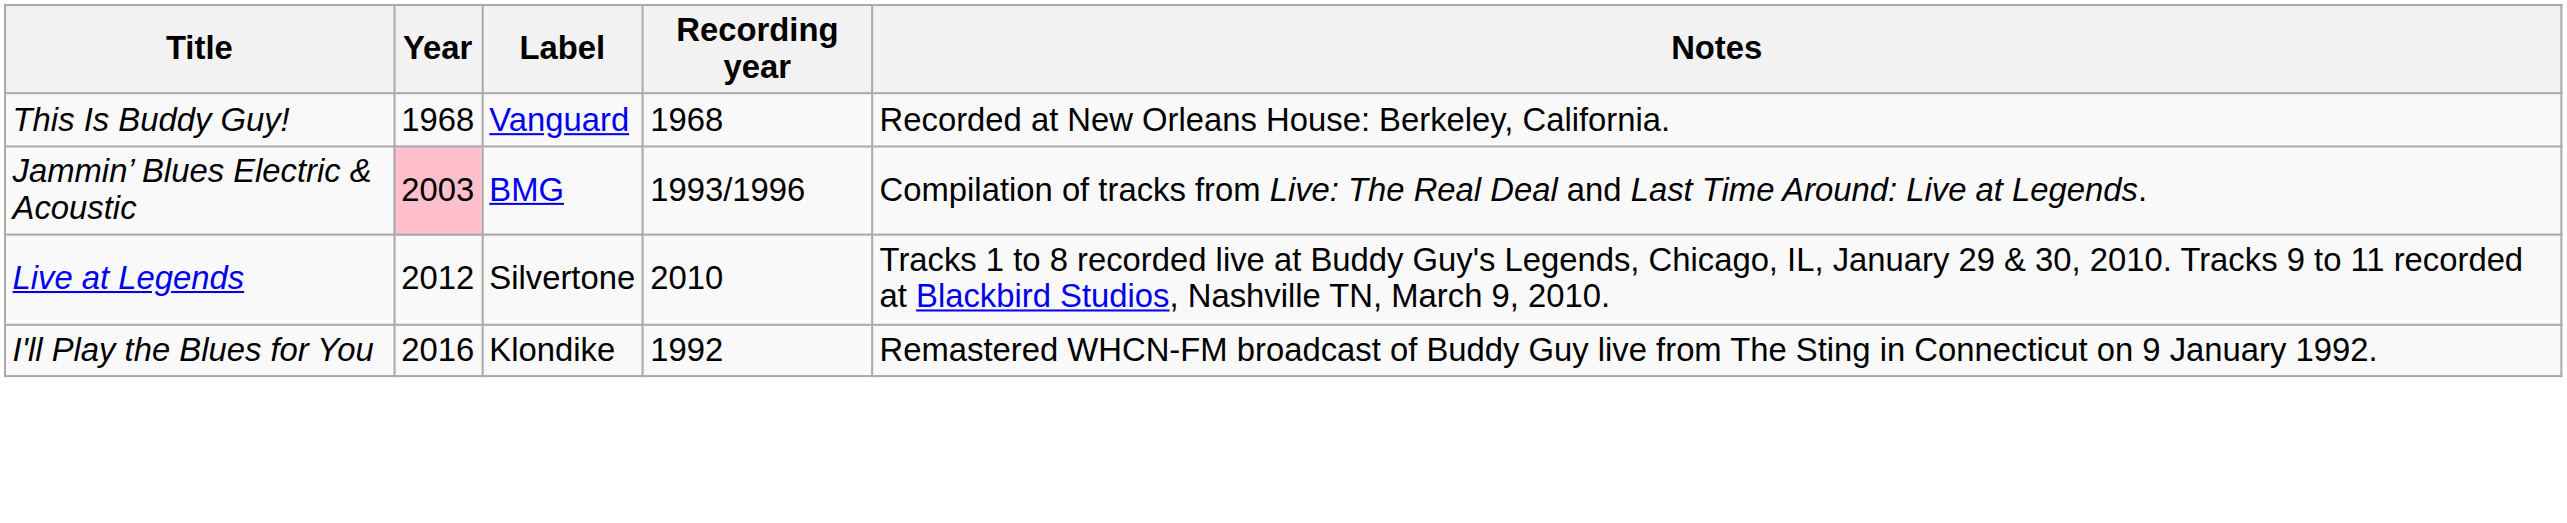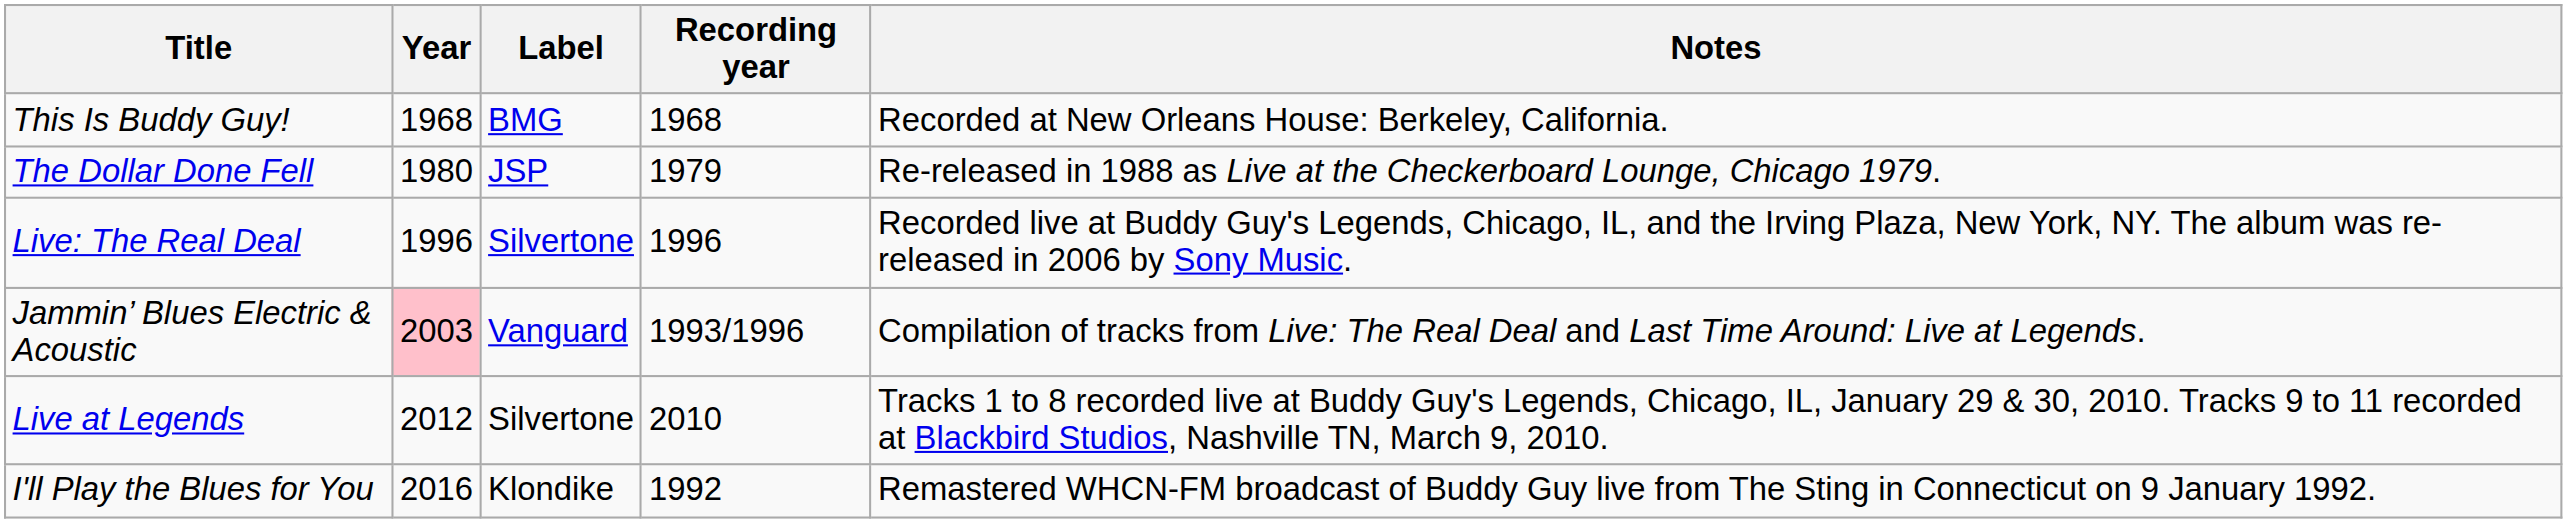(559, 119) Vanguard -> (525, 119) BMG
+ row: (163, 171)
+ row: (157, 241)
(527, 189) BMG -> (558, 330) Vanguard
